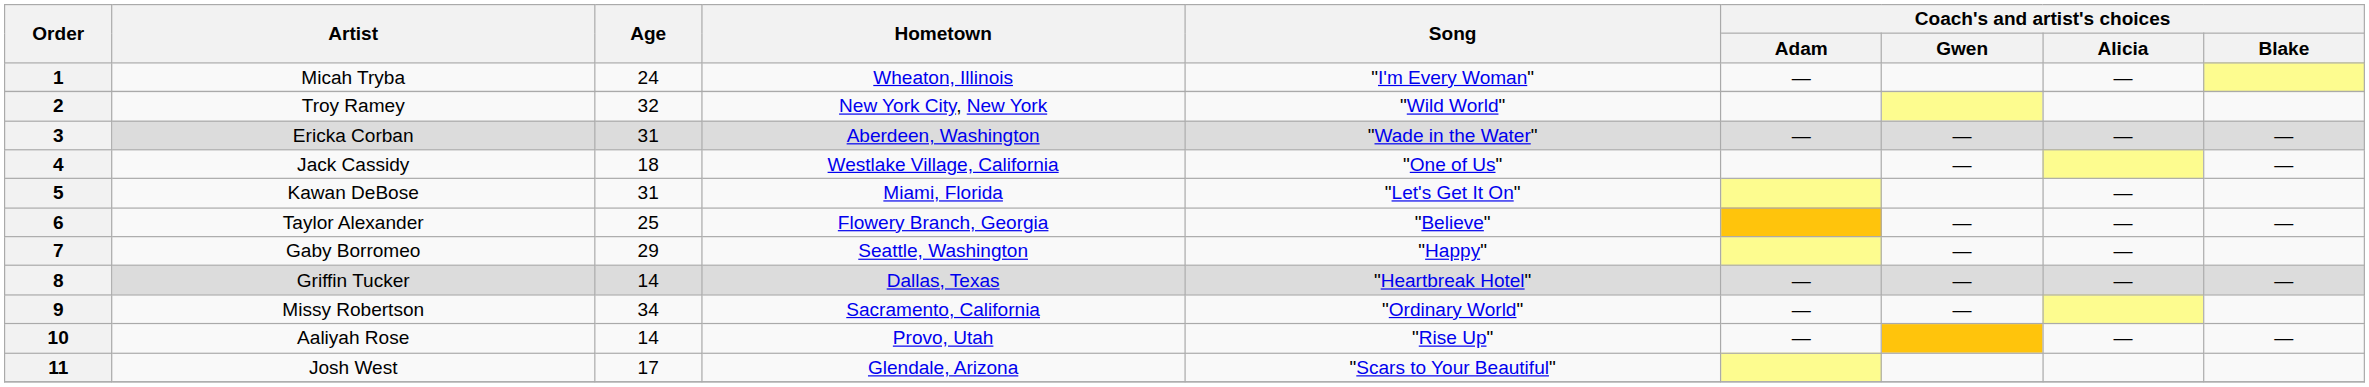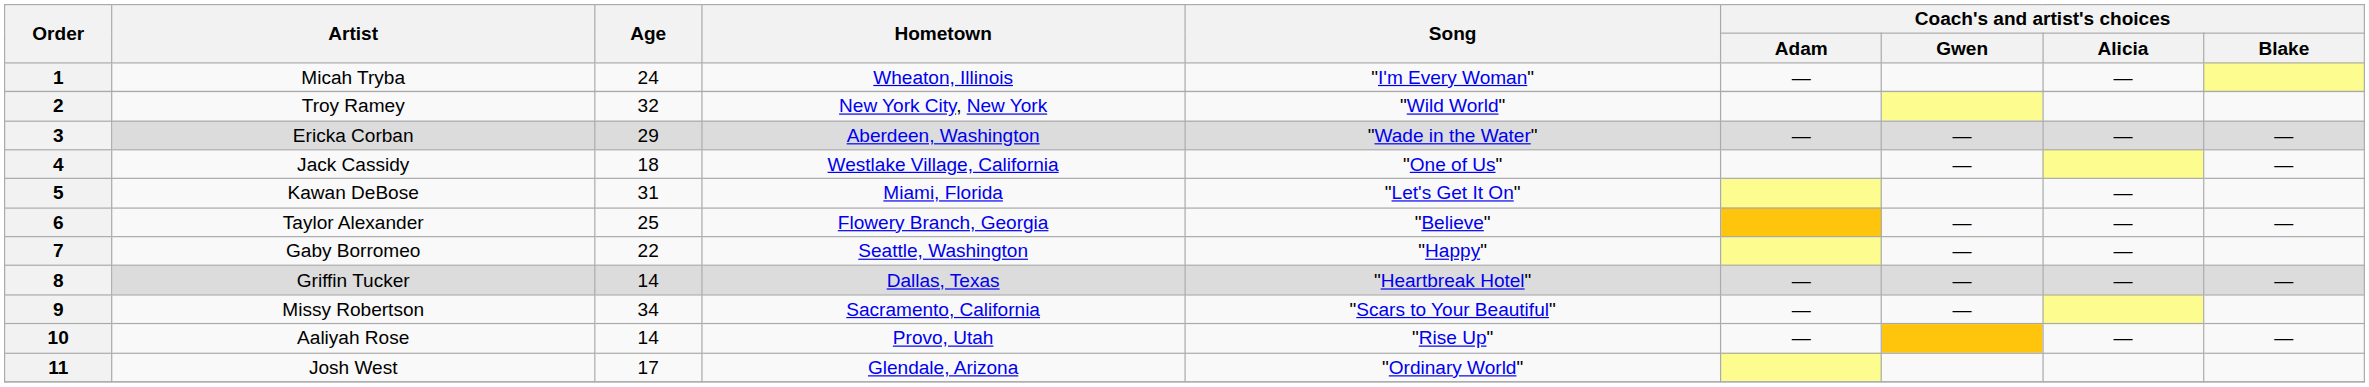(648, 135) 31 -> (648, 135) 29
(648, 251) 29 -> (648, 251) 22
(1453, 309) "Ordinary World" -> (1453, 309) "Scars to Your Beautiful"
(1453, 367) "Scars to Your Beautiful" -> (1453, 367) "Ordinary World"
